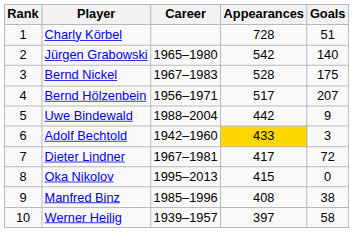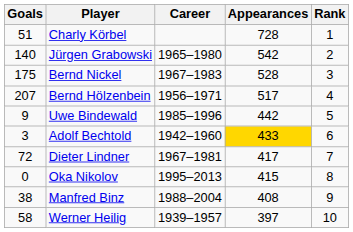columns swapped: (23, 14) <-> (328, 14)
(186, 116) 1988–2004 -> (190, 116) 1985–1996
(186, 197) 1985–1996 -> (190, 197) 1988–2004
